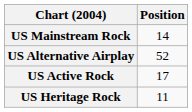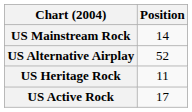rows swapped: (71, 76) <-> (71, 96)
